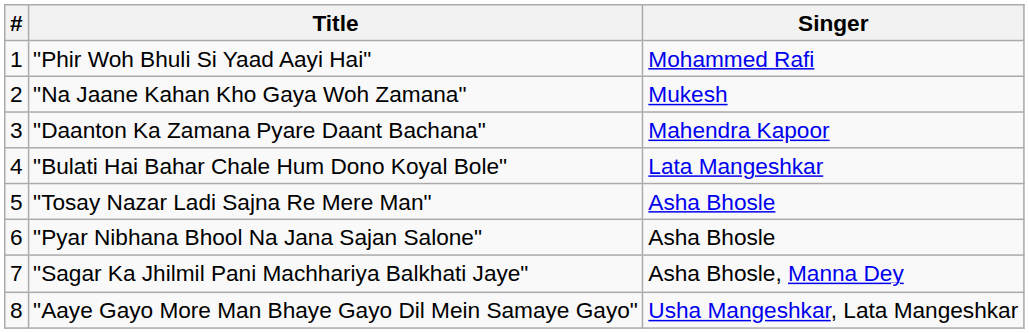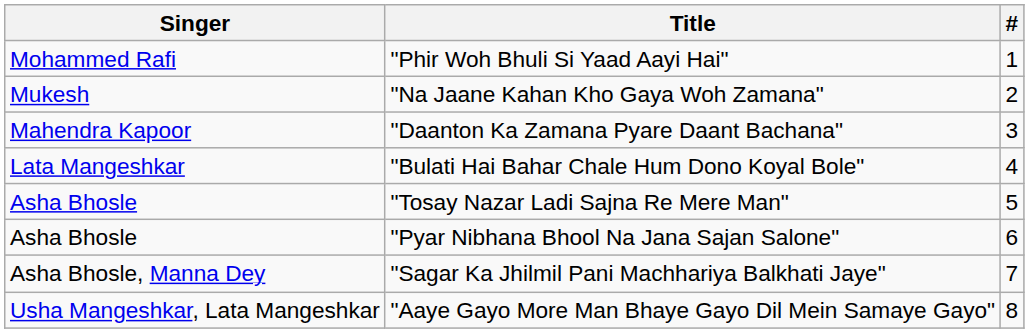columns swapped: (16, 23) <-> (833, 23)
